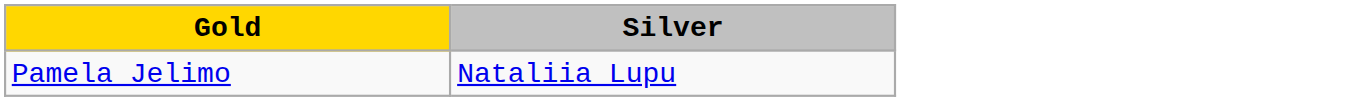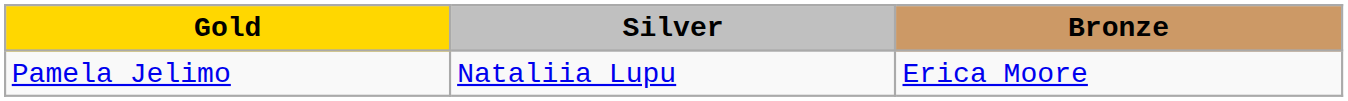+ column: (1118, 28)
